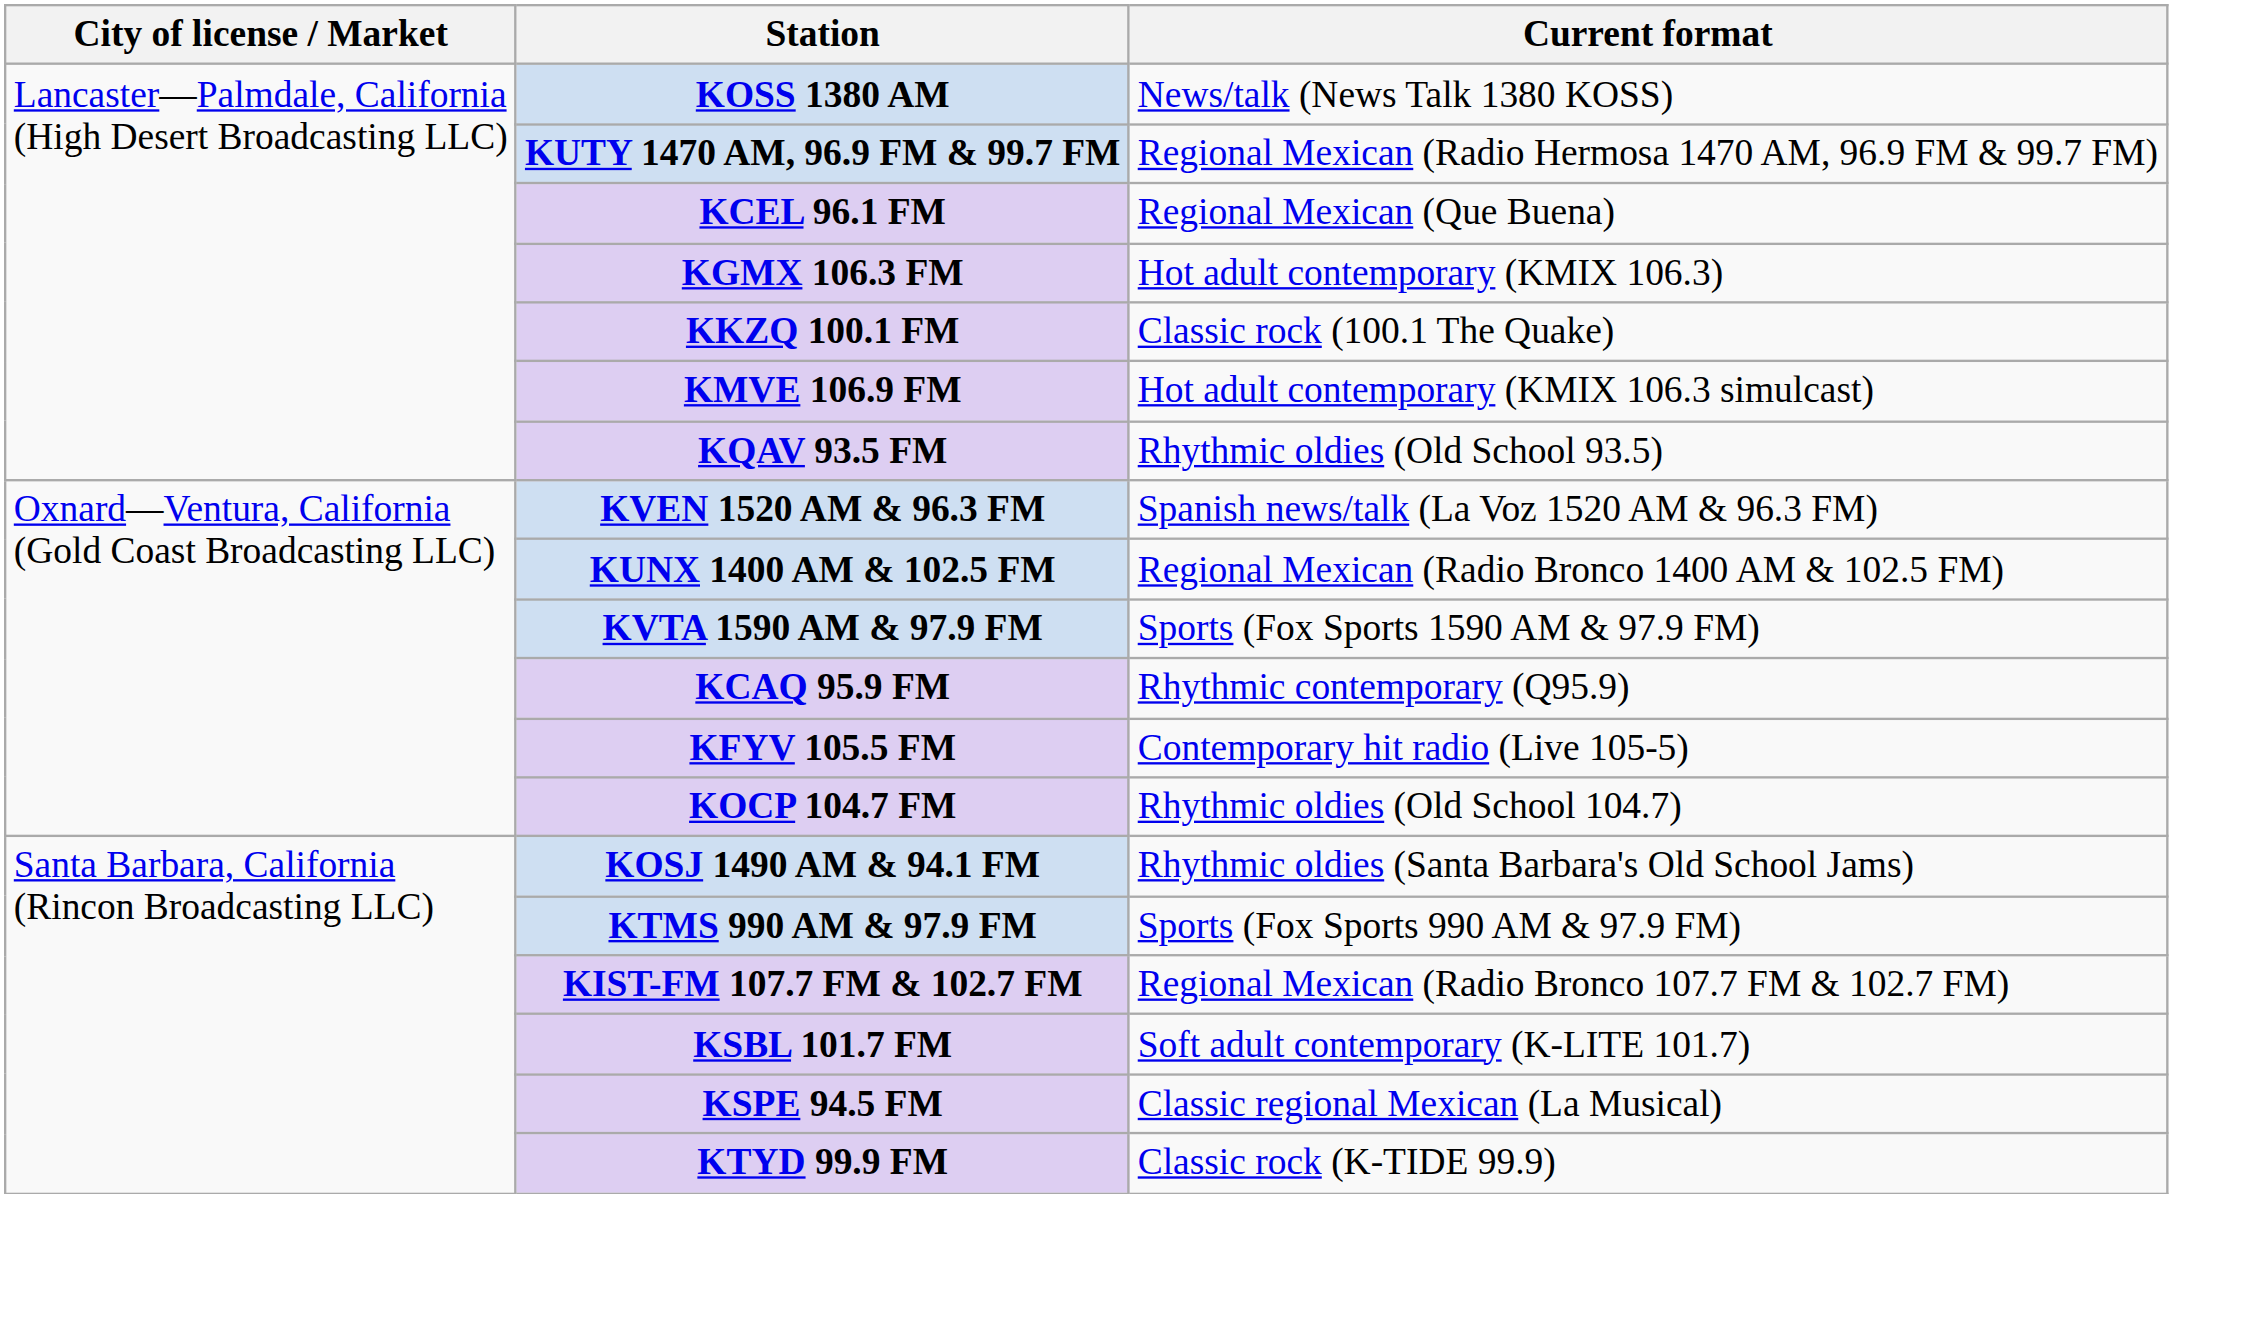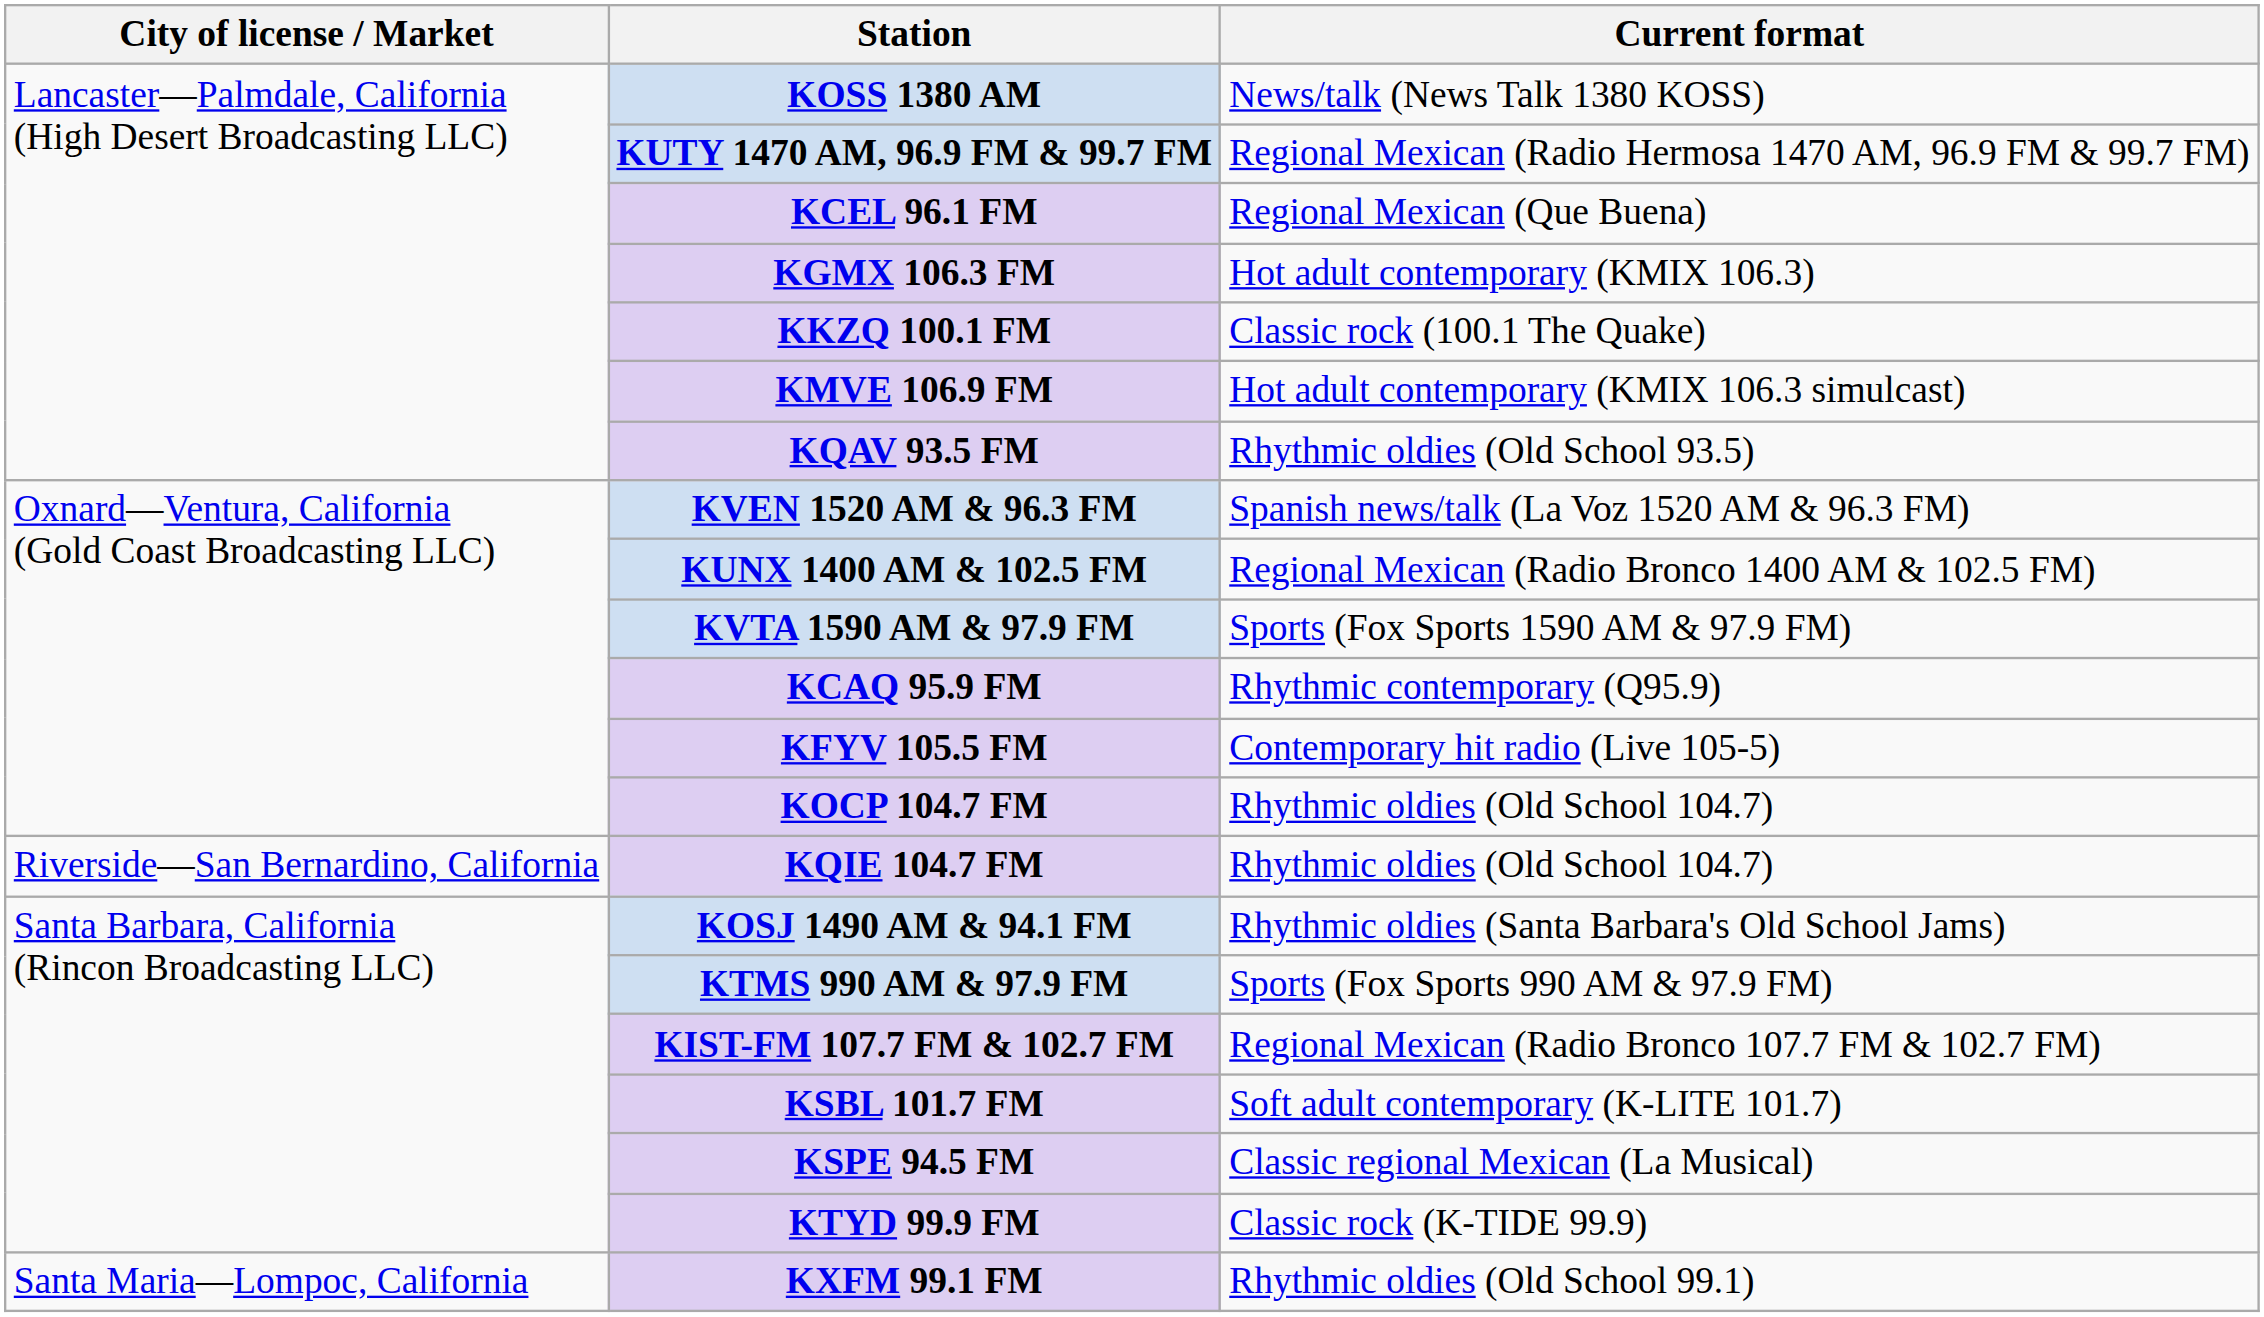+ row: (914, 865)
+ row: (914, 1281)
